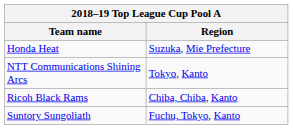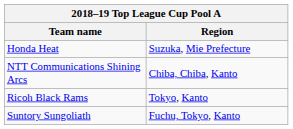(178, 73) Tokyo, Kanto -> (193, 73) Chiba, Chiba, Kanto
(193, 97) Chiba, Chiba, Kanto -> (178, 97) Tokyo, Kanto
